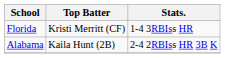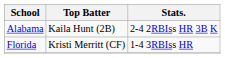rows swapped: (21, 28) <-> (25, 45)
